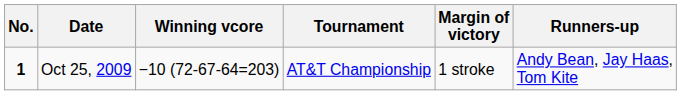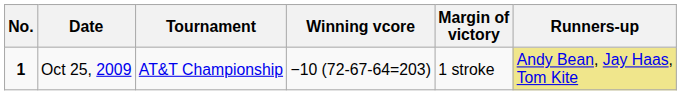columns swapped: (359, 26) <-> (209, 26)
(595, 69) no background -> (595, 69) khaki background
